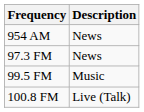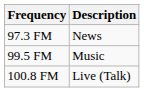- row: (29, 35)
